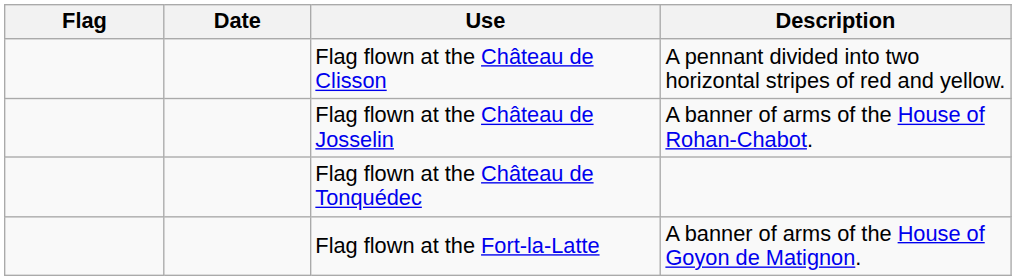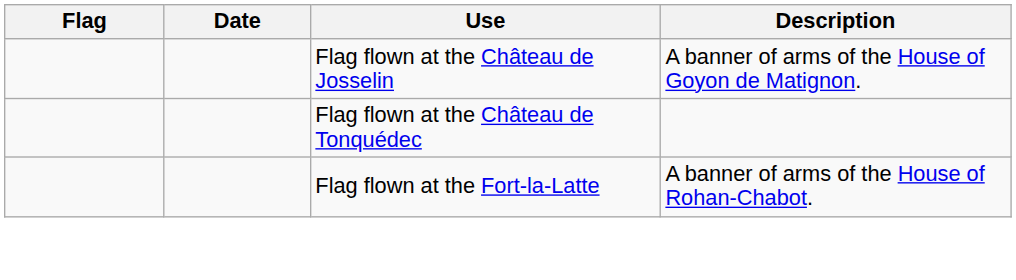- row: (454, 68)
(825, 127) A banner of arms of the House of Rohan-Chabot. -> (825, 68) A banner of arms of the House of Goyon de Matignon.
(825, 245) A banner of arms of the House of Goyon de Matignon. -> (825, 186) A banner of arms of the House of Rohan-Chabot.
